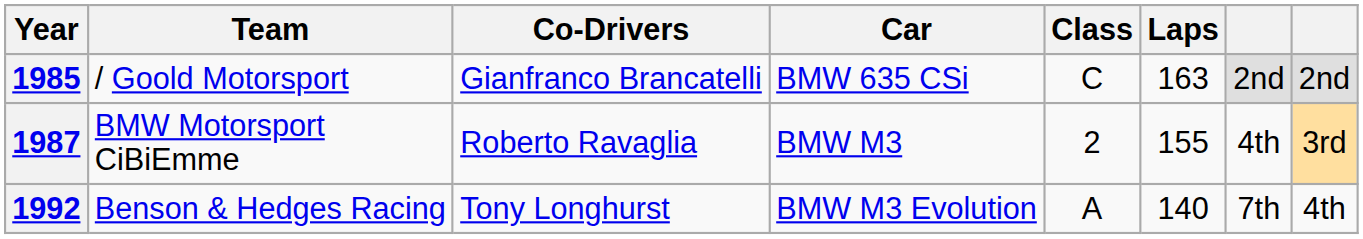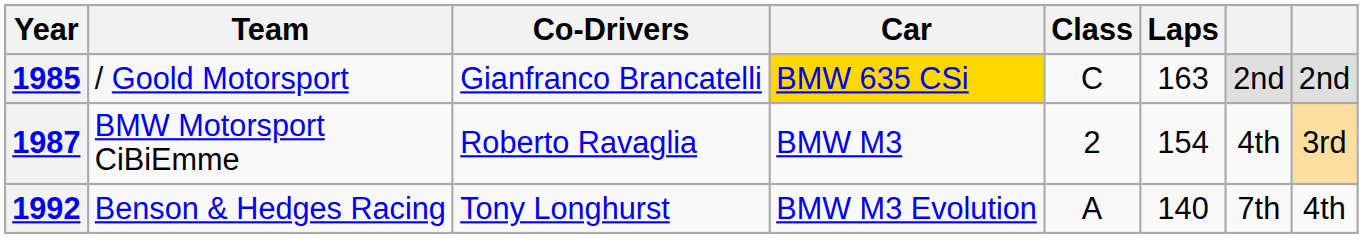(872, 78) no background -> (872, 78) gold background
(1183, 144) 155 -> (1183, 144) 154
